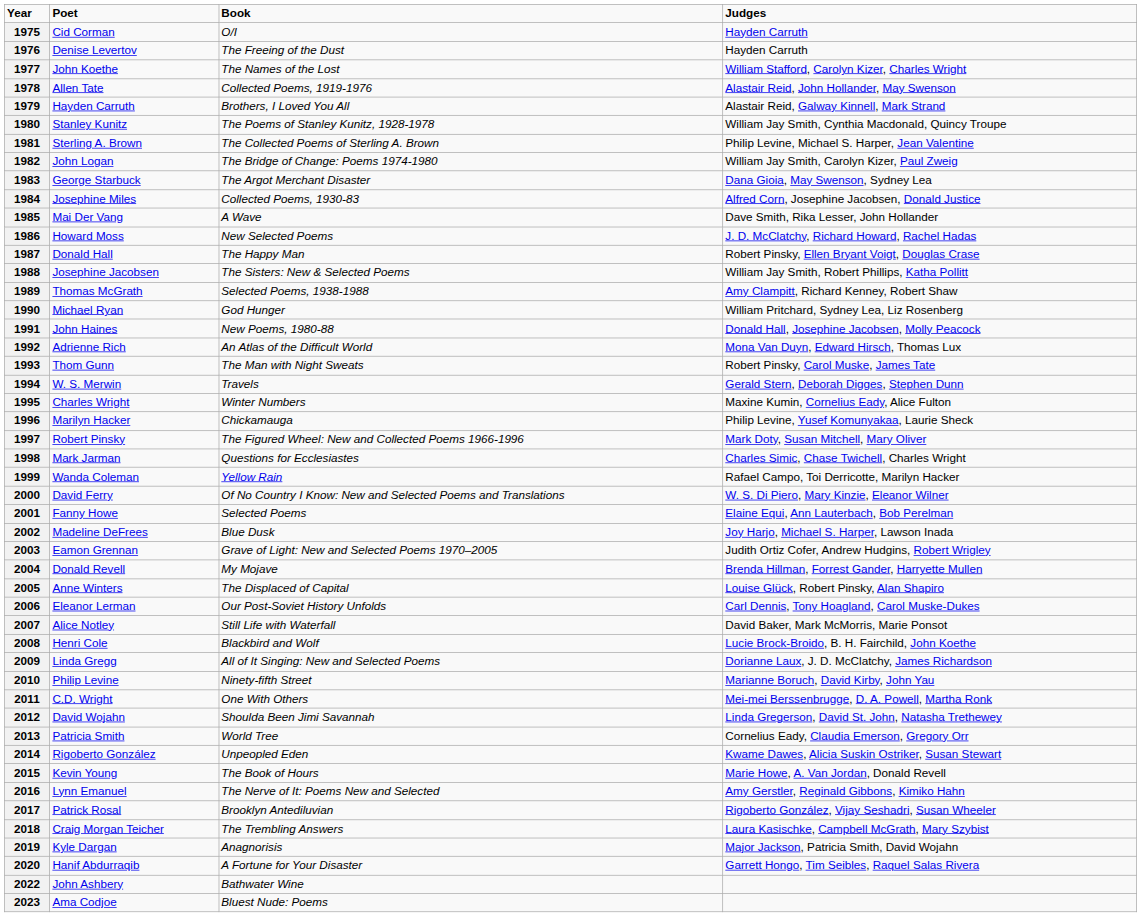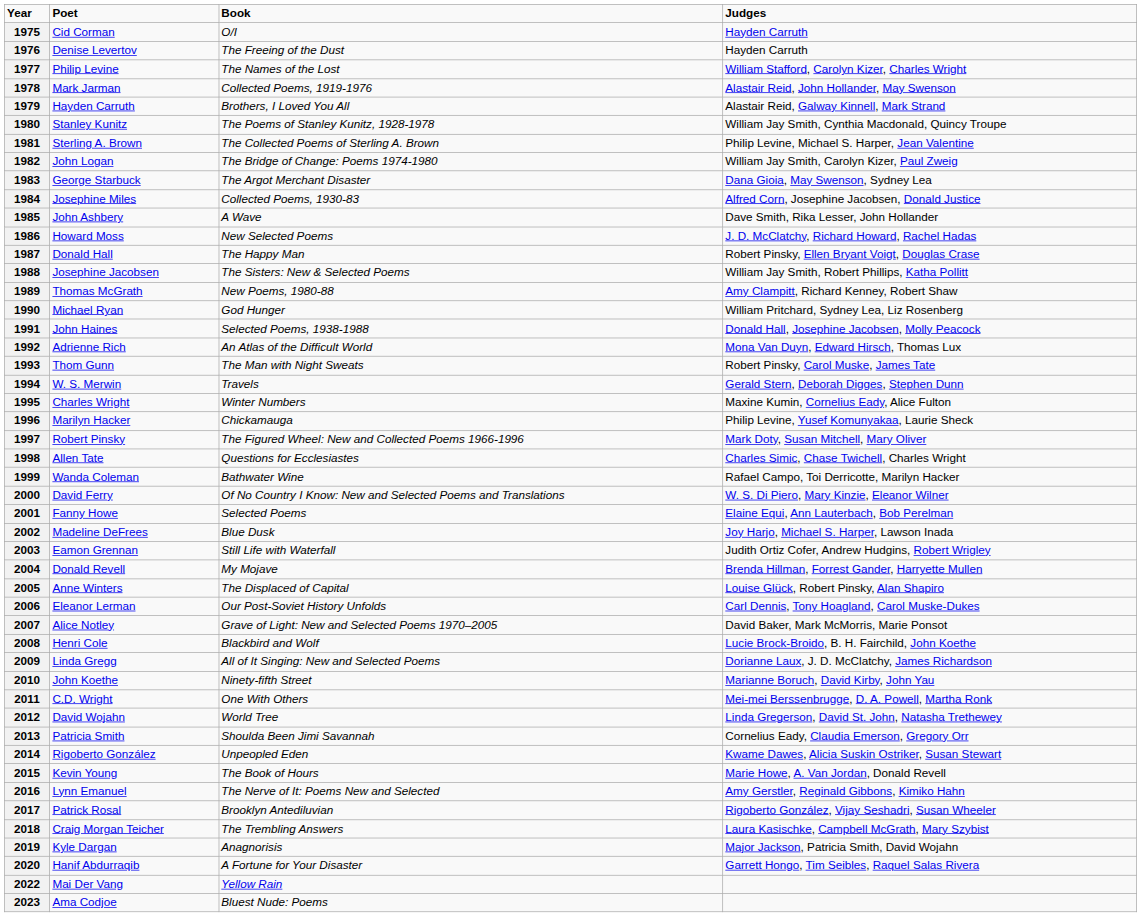(85, 69) John Koethe -> (86, 69) Philip Levine
(78, 87) Allen Tate -> (86, 87) Mark Jarman
(88, 217) Mai Der Vang -> (88, 217) John Ashbery
(295, 291) Selected Poems, 1938-1988 -> (277, 291) New Poems, 1980-88
(277, 328) New Poems, 1980-88 -> (295, 328) Selected Poems, 1938-1988
(86, 458) Mark Jarman -> (78, 458) Allen Tate
(252, 476) Yellow Rain -> (262, 476) Bathwater Wine
(359, 550) Grave of Light: New and Selected Poems 1970–2005 -> (278, 550) Still Life with Waterfall
(278, 625) Still Life with Waterfall -> (359, 625) Grave of Light: New and Selected Poems 1970–2005
(86, 680) Philip Levine -> (85, 680) John Koethe
(298, 717) Shoulda Been Jimi Savannah -> (250, 717) World Tree
(250, 736) World Tree -> (298, 736) Shoulda Been Jimi Savannah
(88, 884) John Ashbery -> (88, 884) Mai Der Vang
(262, 884) Bathwater Wine -> (252, 884) Yellow Rain
